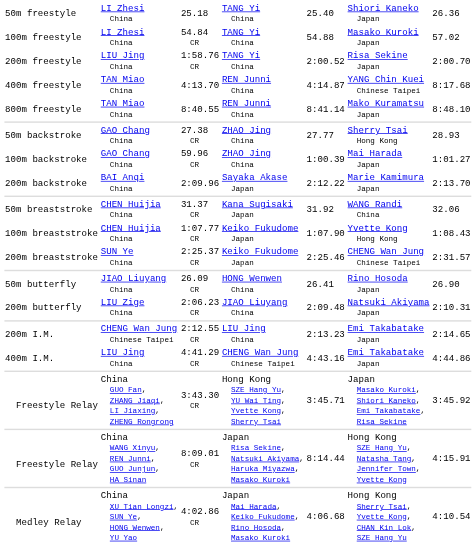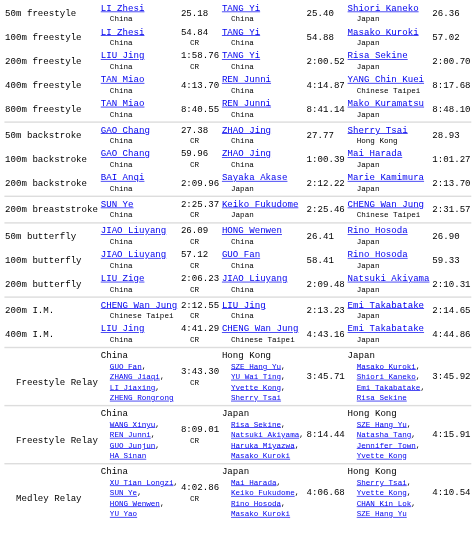- row: (49, 210)
- row: (52, 233)
+ row: (43, 260)
